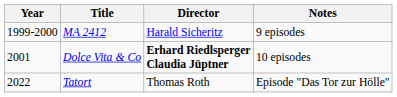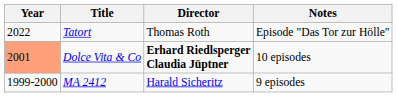rows swapped: (85, 32) <-> (77, 82)
(19, 57) no background -> (19, 57) lightsalmon background
